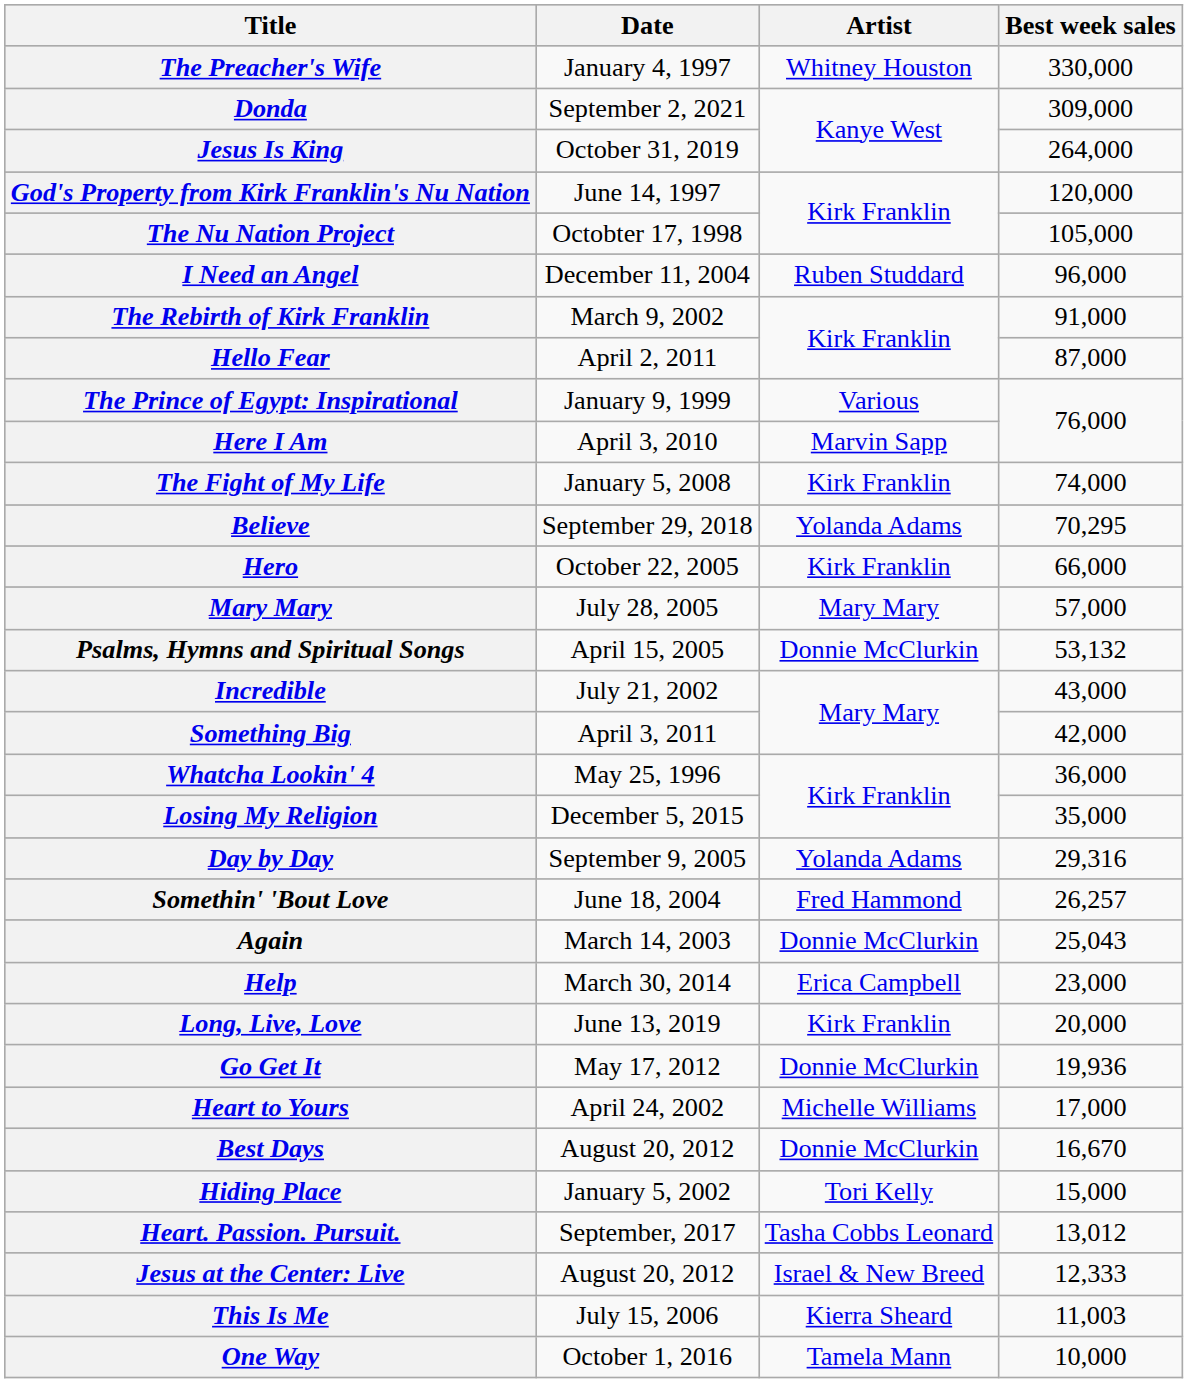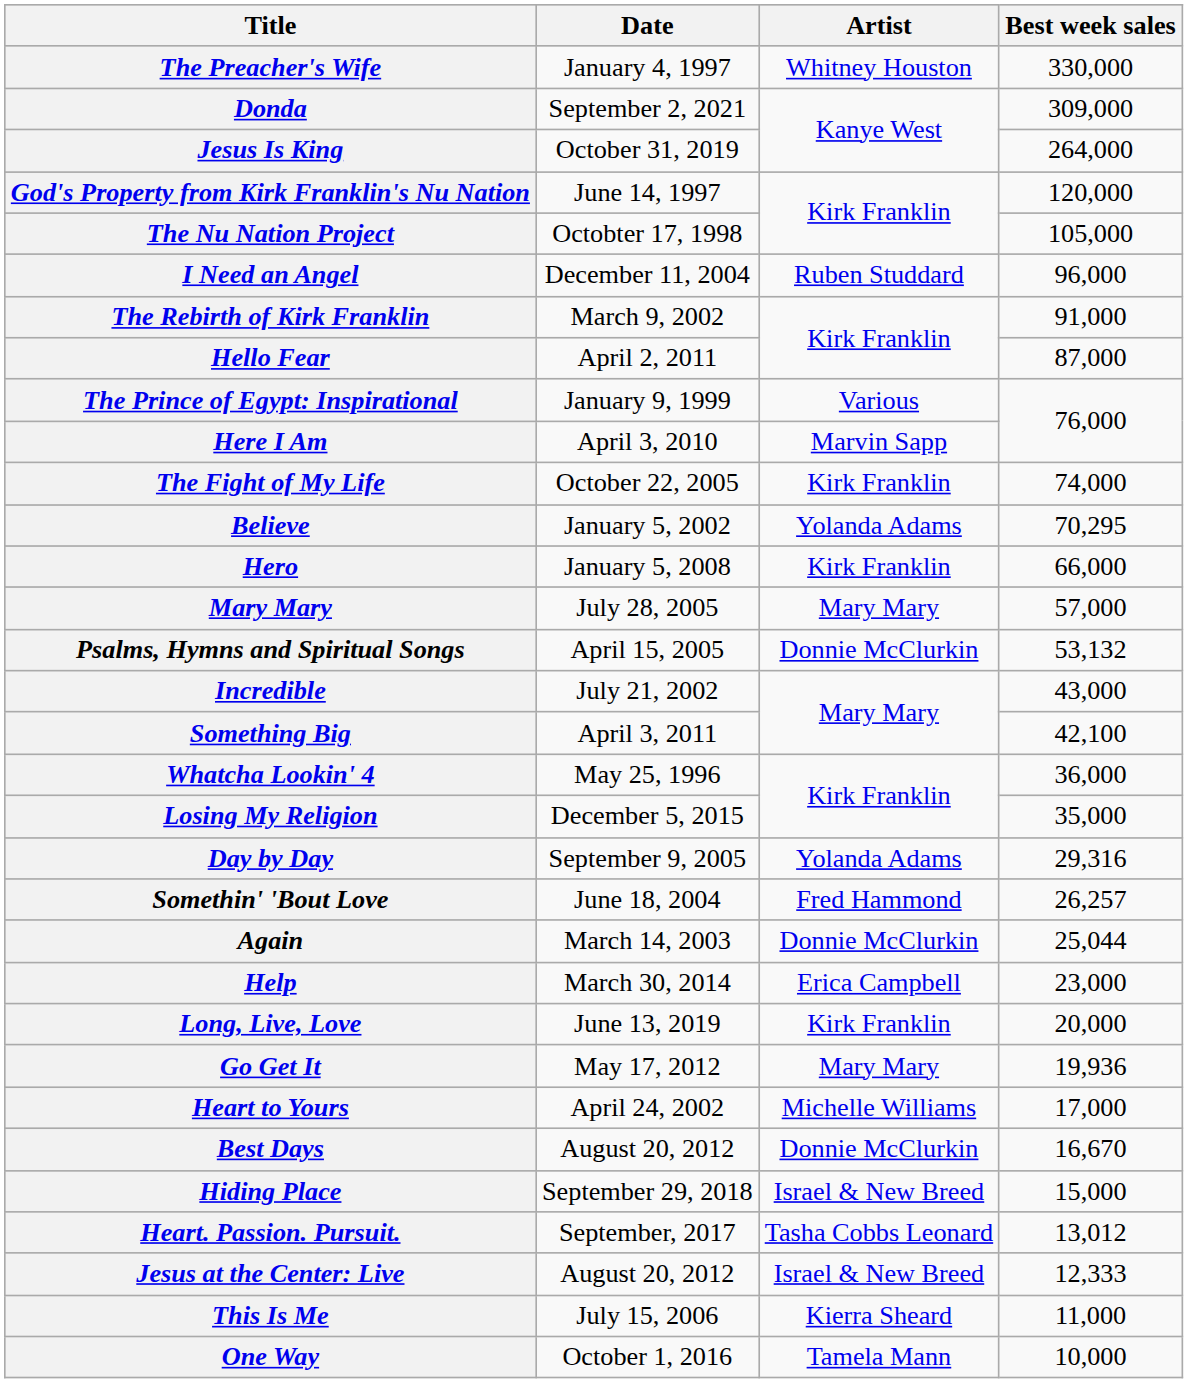(647, 483) January 5, 2008 -> (647, 483) October 22, 2005
(647, 524) September 29, 2018 -> (647, 524) January 5, 2002
(647, 566) October 22, 2005 -> (647, 566) January 5, 2008
(1091, 732) 42,000 -> (1091, 732) 42,100
(1091, 940) 25,043 -> (1091, 940) 25,044
(879, 1065) Donnie McClurkin -> (879, 1065) Mary Mary
(647, 1190) January 5, 2002 -> (647, 1190) September 29, 2018
(879, 1190) Tori Kelly -> (879, 1190) Israel & New Breed
(1091, 1315) 11,003 -> (1091, 1315) 11,000
